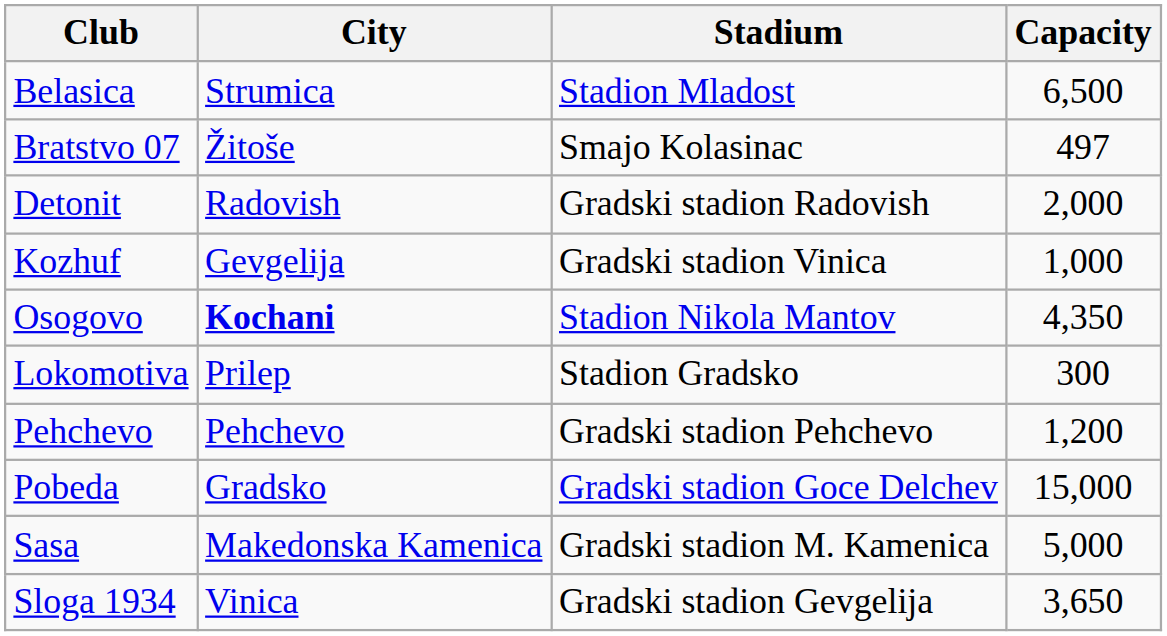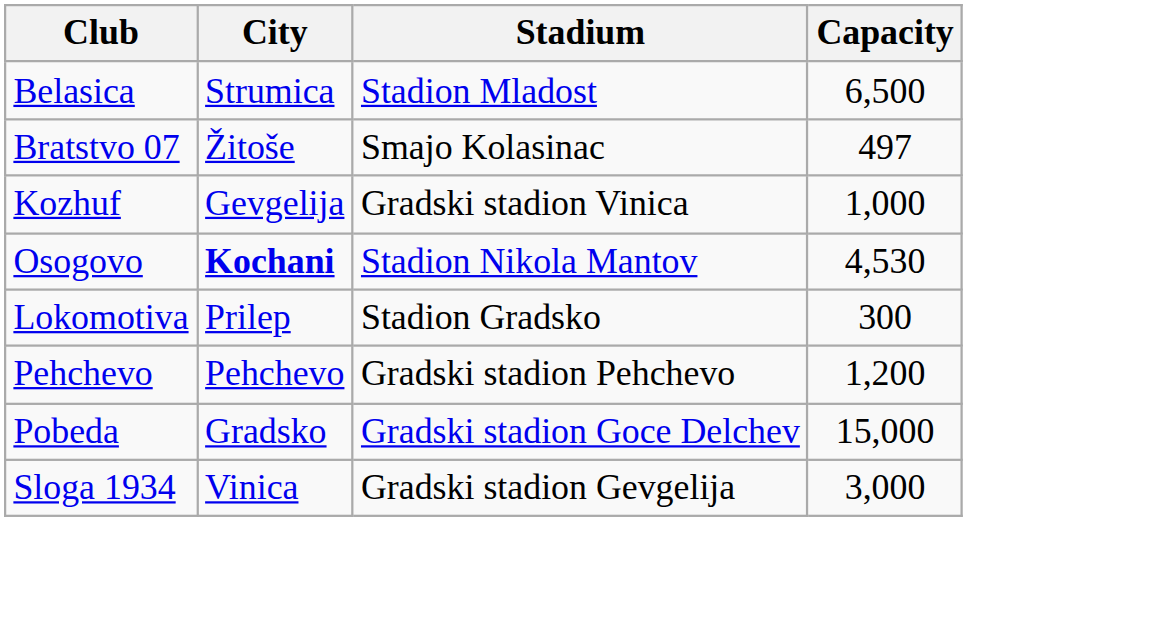- row: (67, 203)
(1083, 317) 4,350 -> (885, 260) 4,530
- row: (46, 544)
(1083, 601) 3,650 -> (885, 487) 3,000
